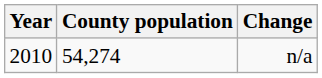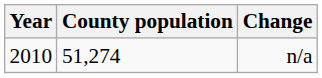(91, 55) 54,274 -> (91, 55) 51,274
